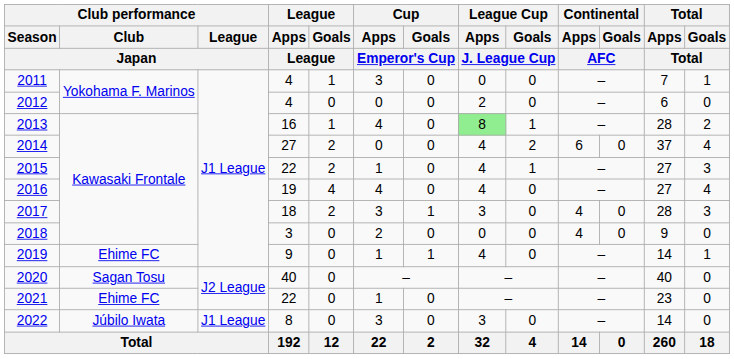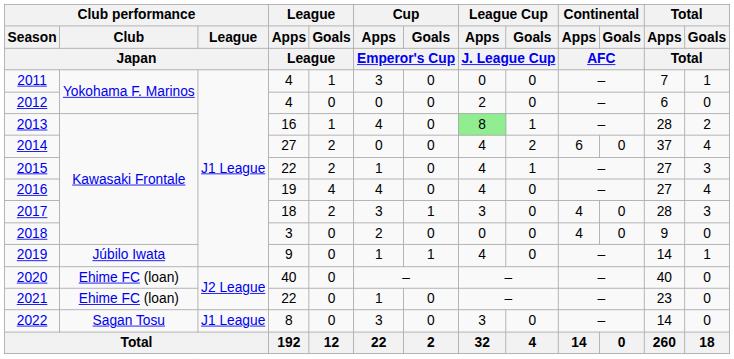(129, 255) Ehime FC -> (129, 255) Júbilo Iwata
(129, 277) Sagan Tosu -> (129, 277) Ehime FC (loan)
(129, 299) Ehime FC -> (129, 299) Ehime FC (loan)
(129, 320) Júbilo Iwata -> (129, 320) Sagan Tosu
